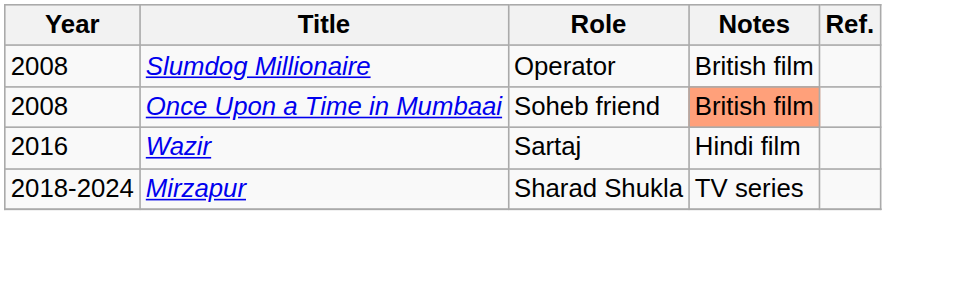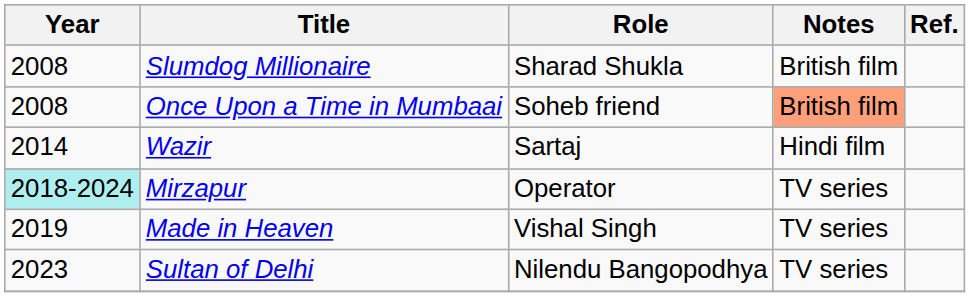(565, 65) Operator -> (598, 65) Sharad Shukla
(39, 147) 2016 -> (39, 147) 2014
(72, 188) no background -> (72, 188) paleturquoise background
(598, 188) Sharad Shukla -> (565, 188) Operator
+ row: (240, 229)
+ row: (230, 270)
